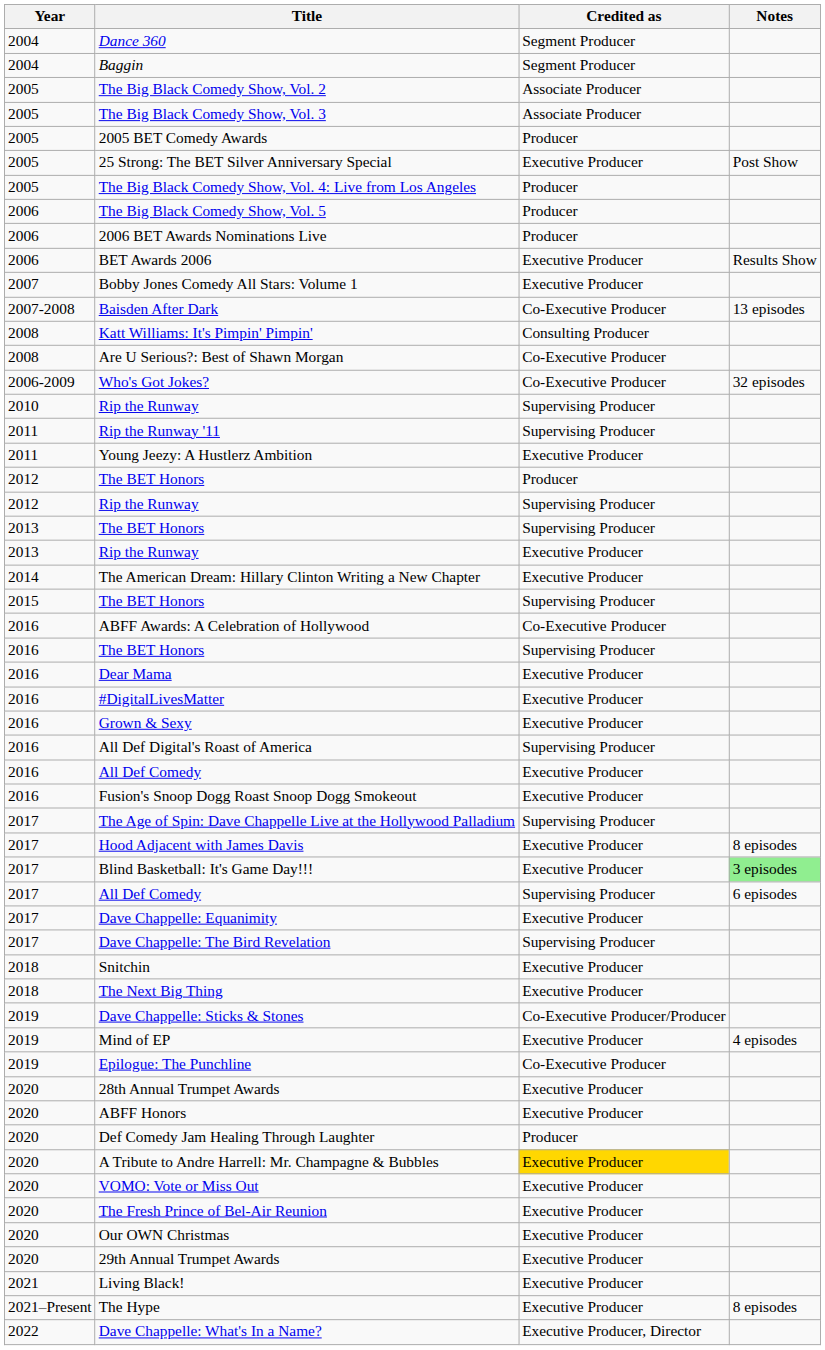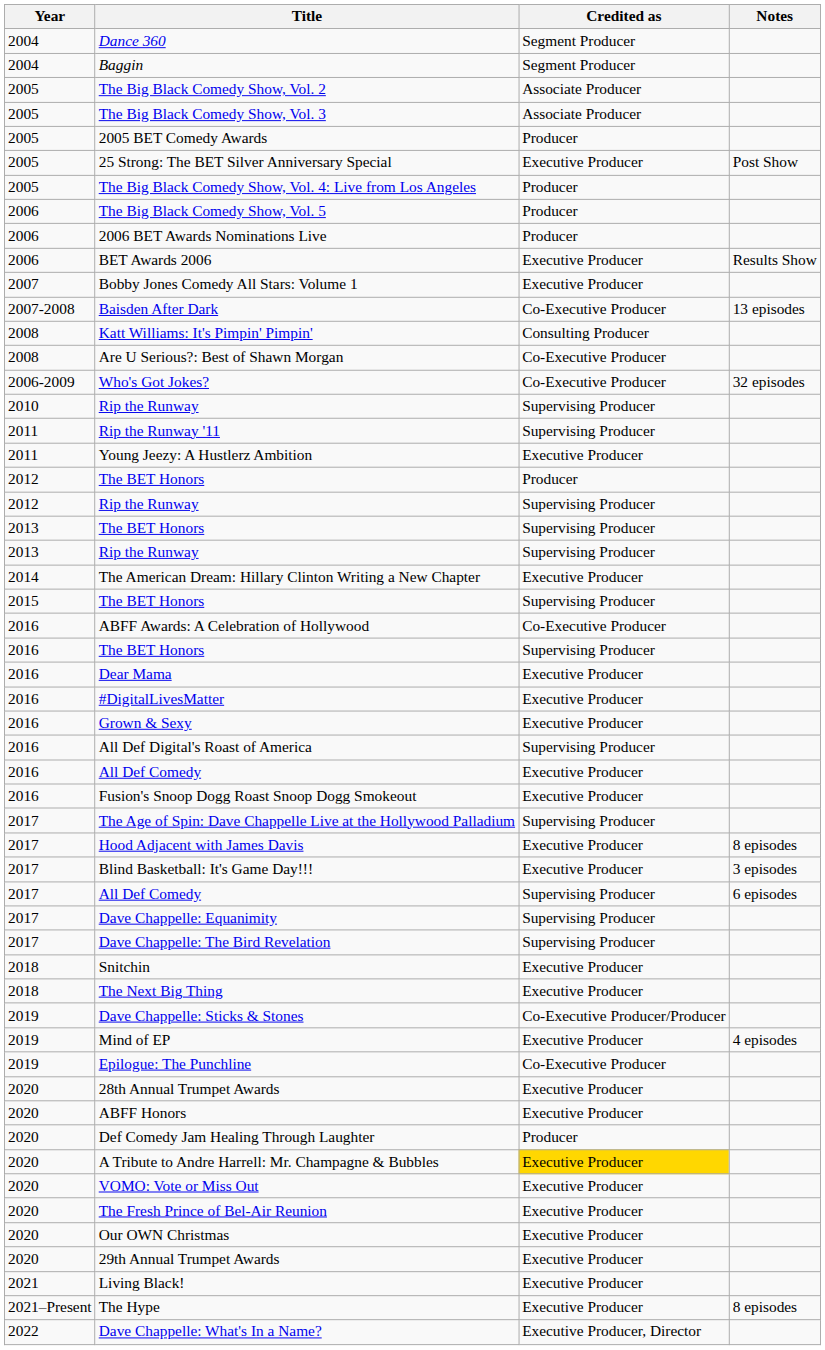(582, 552) Executive Producer -> (588, 552) Supervising Producer
(765, 869) lightgreen background -> (765, 869) no background
(582, 917) Executive Producer -> (588, 917) Supervising Producer
